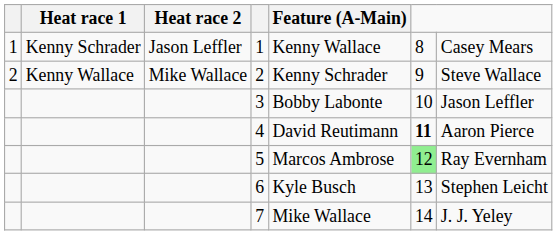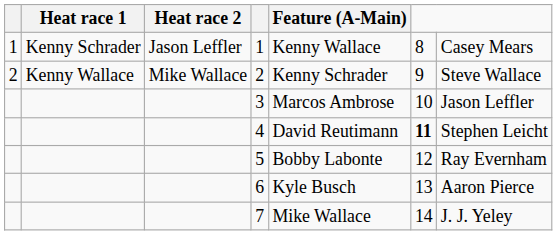(327, 103) Bobby Labonte -> (333, 103) Marcos Ambrose
(487, 131) Aaron Pierce -> (494, 131) Stephen Leicht
(333, 159) Marcos Ambrose -> (327, 159) Bobby Labonte
(424, 159) lightgreen background -> (424, 159) no background
(494, 187) Stephen Leicht -> (487, 187) Aaron Pierce
